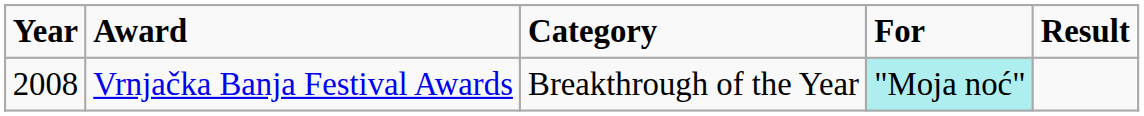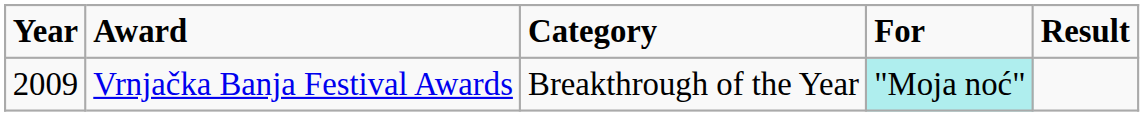(45, 83) 2008 -> (45, 83) 2009
